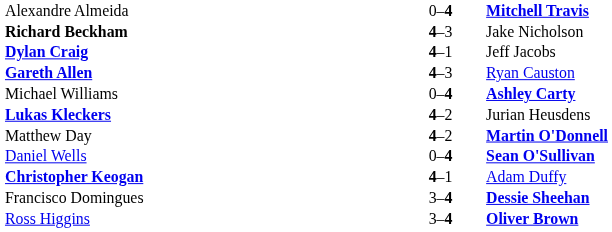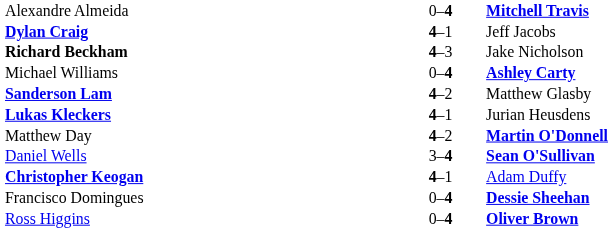rows swapped: (47, 52) <-> (66, 31)
- row: (49, 73)
+ row: (58, 94)
(441, 114) 4–2 -> (441, 114) 4–1
(441, 156) 0–4 -> (441, 156) 3–4
(441, 197) 3–4 -> (441, 197) 0–4
(441, 218) 3–4 -> (441, 218) 0–4
